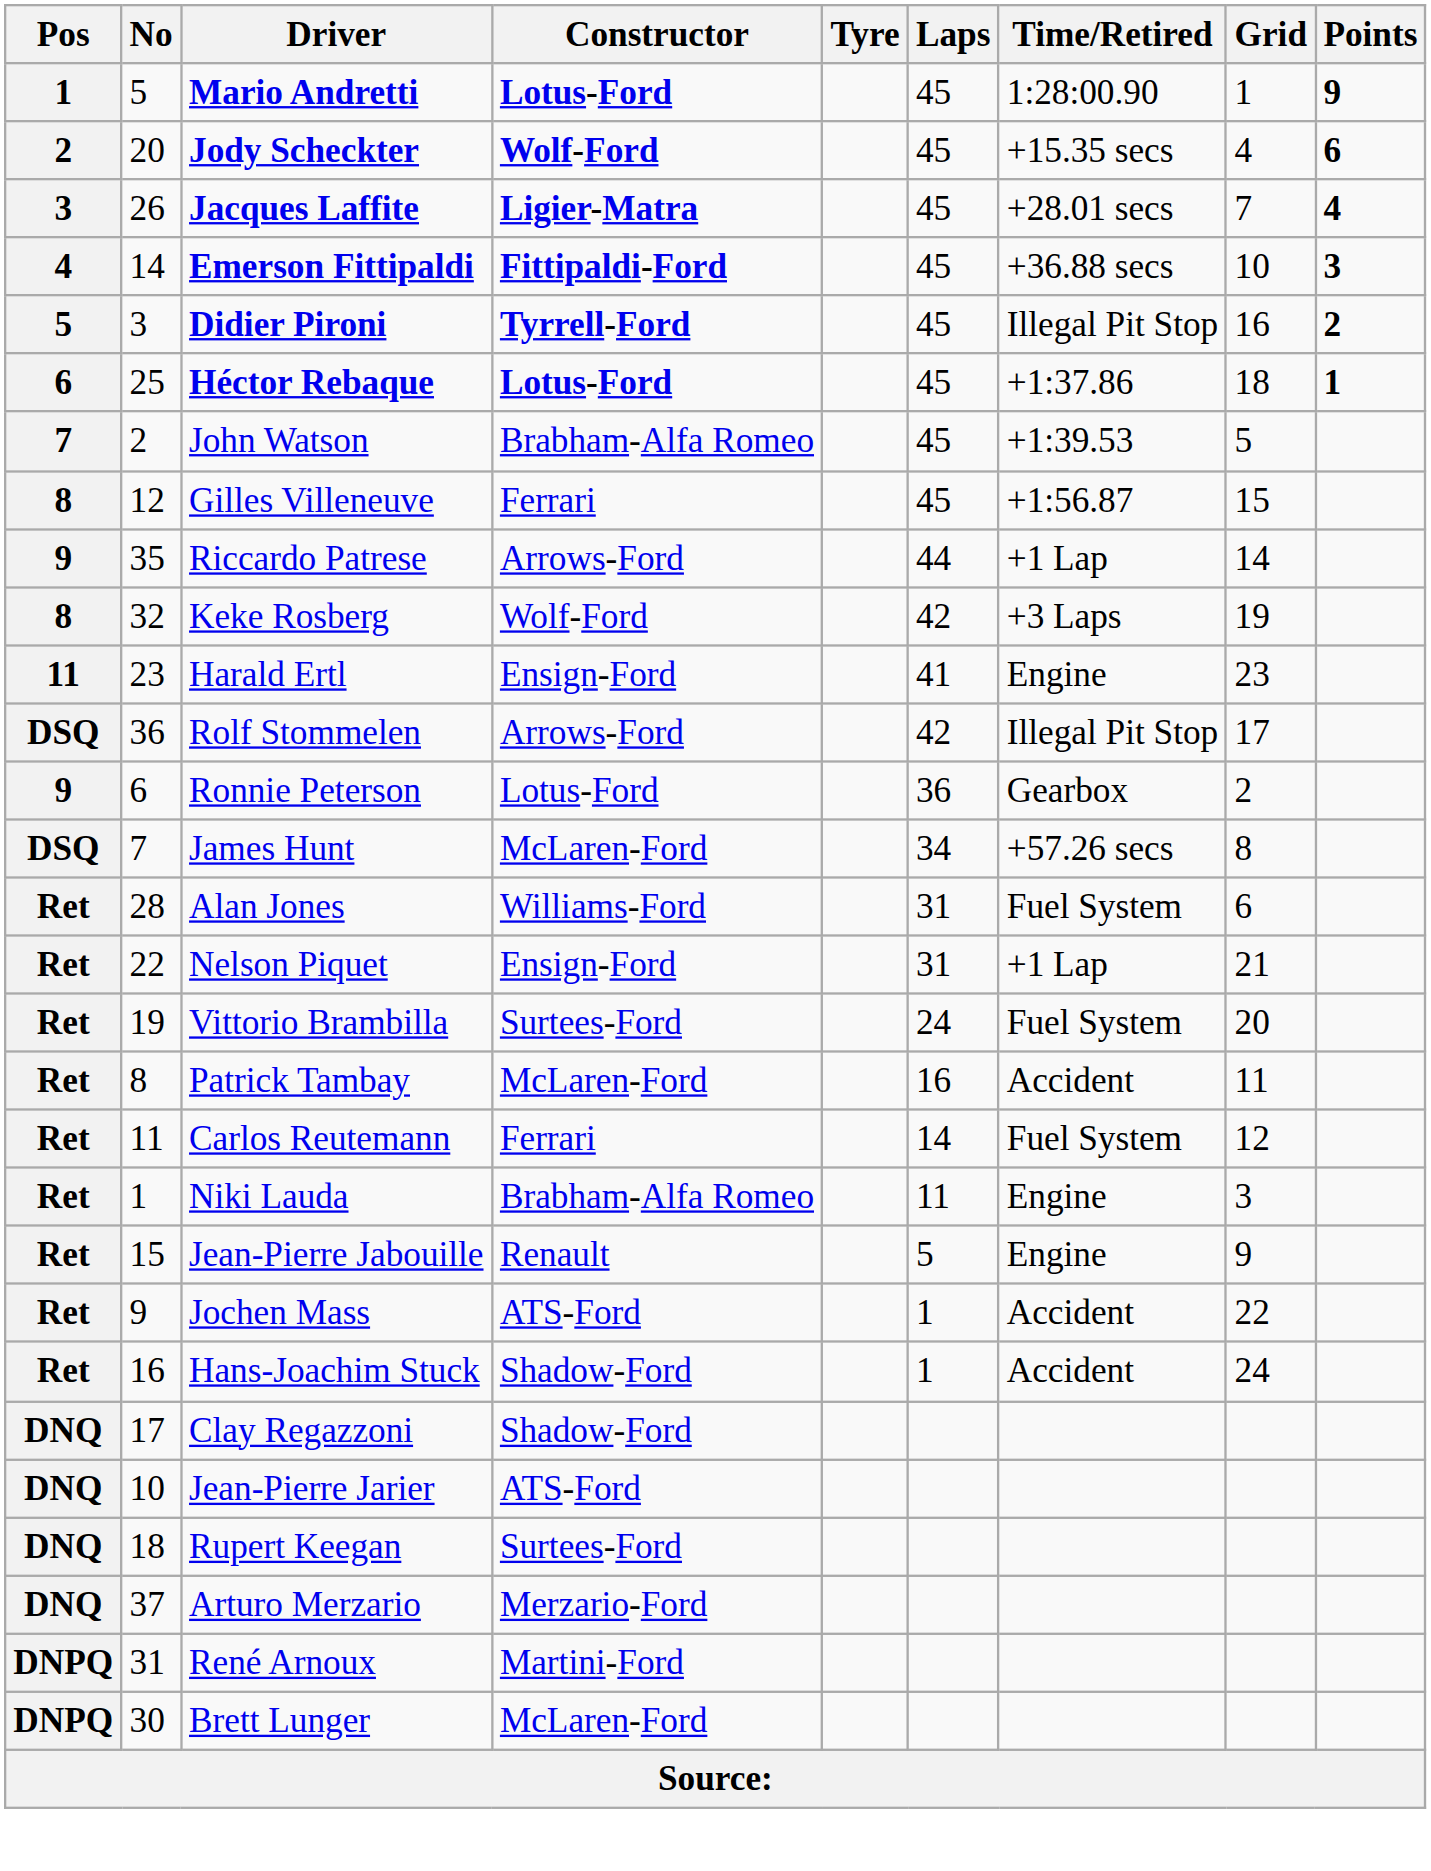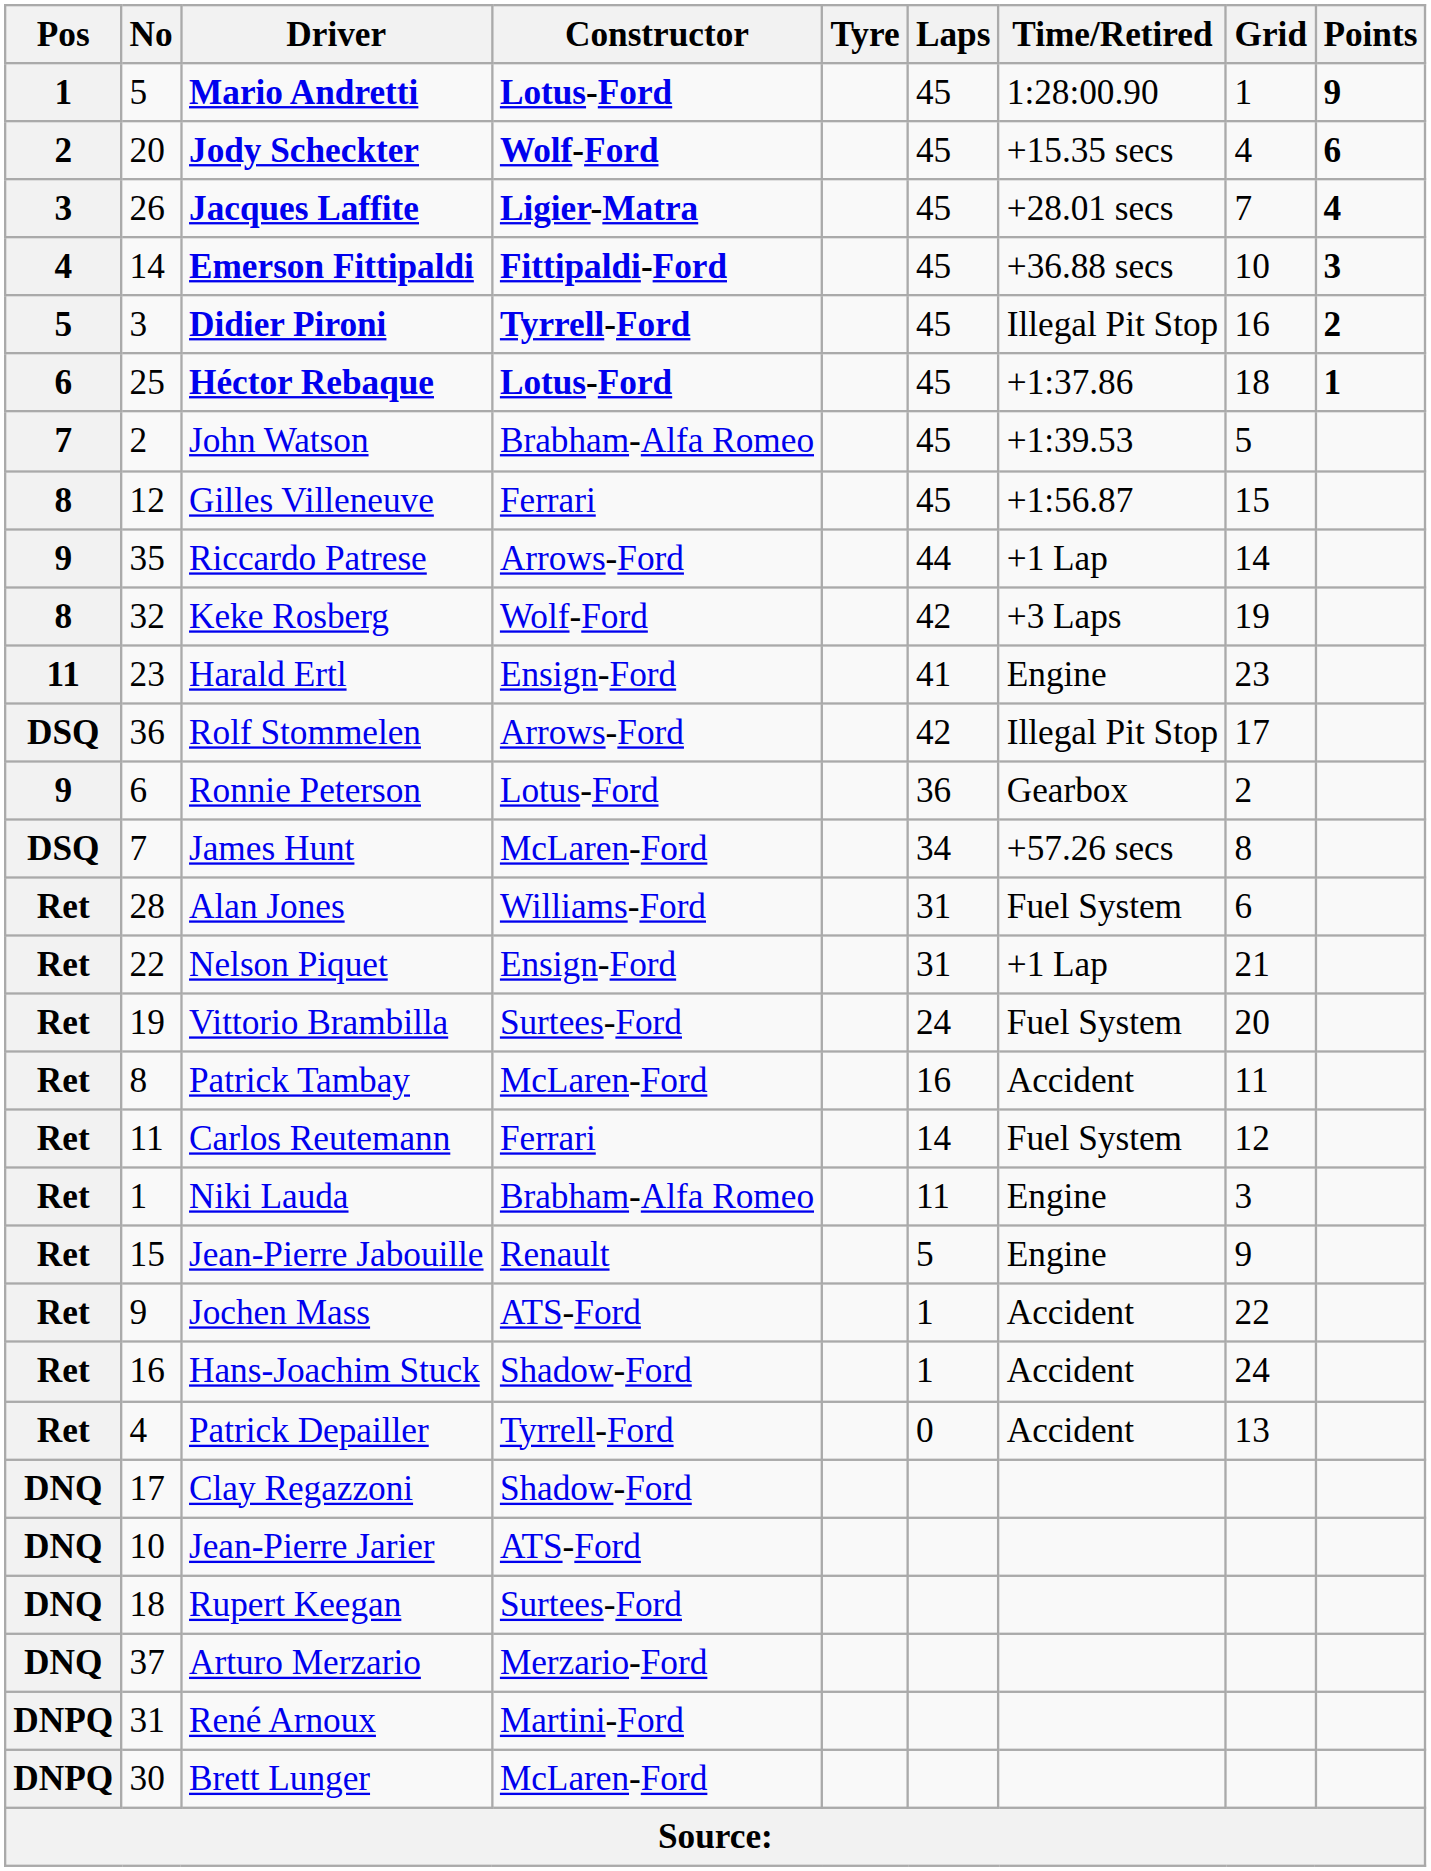+ row: (309, 1429)
